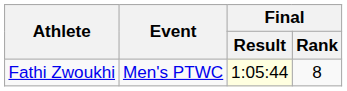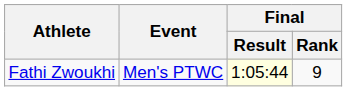(317, 72) 8 -> (317, 72) 9
